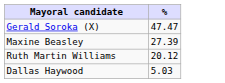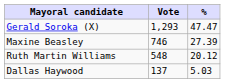+ column: (168, 12)
